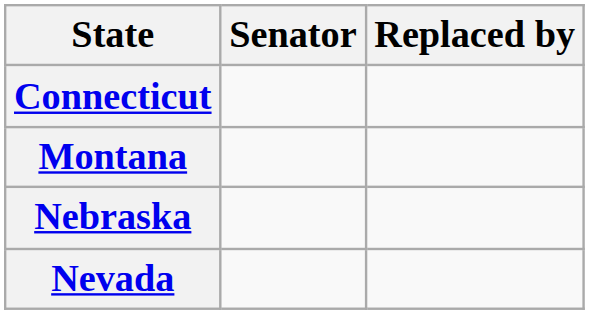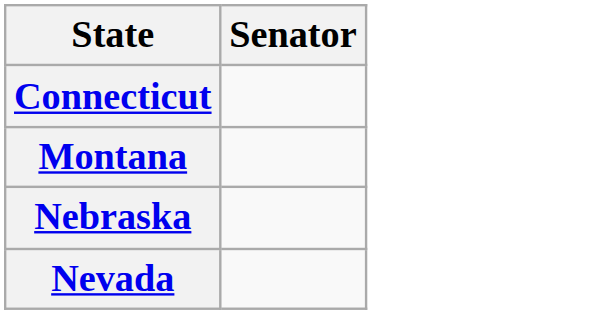- column: (475, 34)
